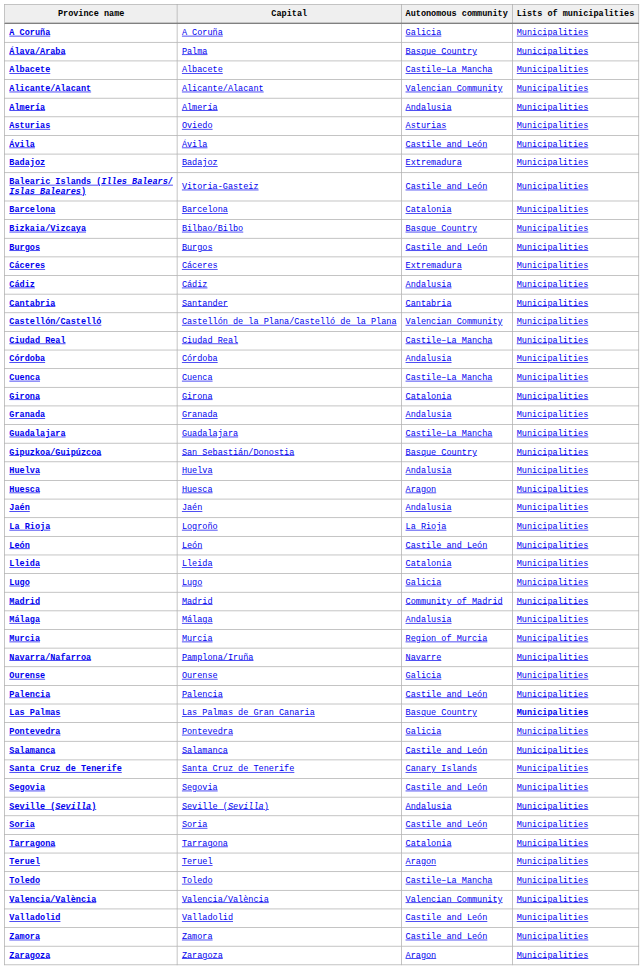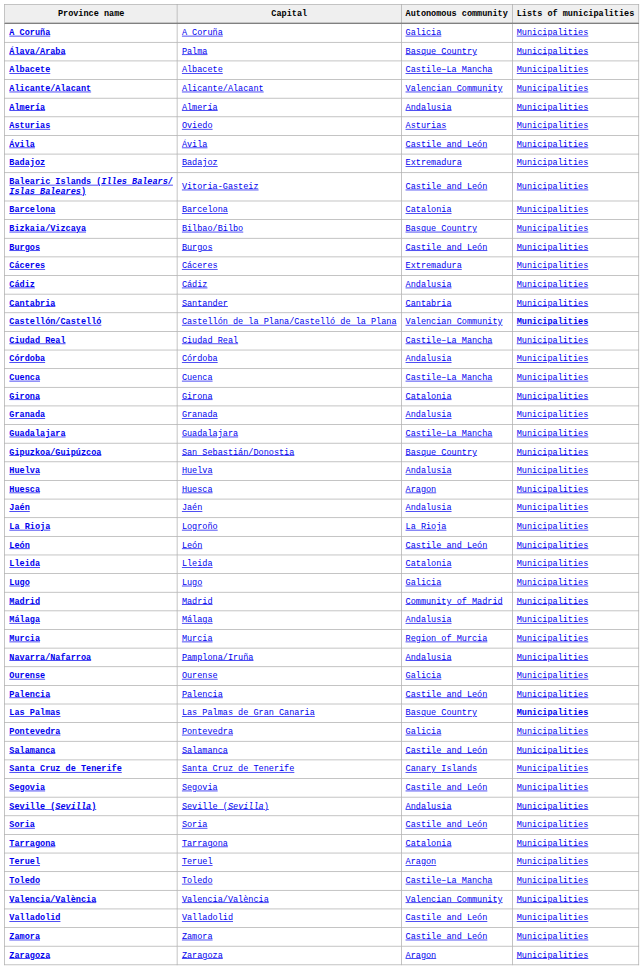(553, 322) normal -> (553, 322) bold
(423, 657) Navarre -> (429, 657) Andalusia
